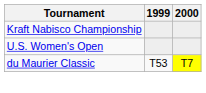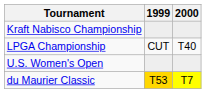+ row: (56, 47)
(158, 63) no background -> (158, 80) gold background
